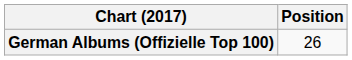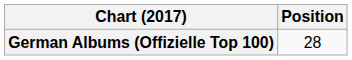(313, 42) 26 -> (313, 42) 28
